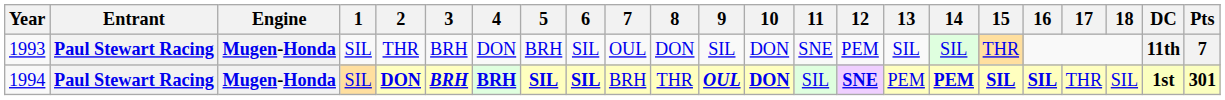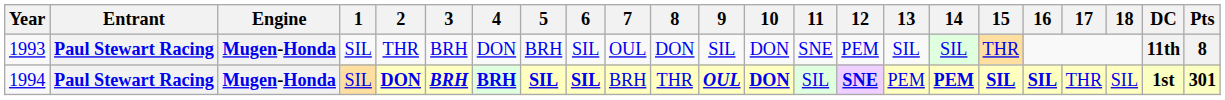(1202, 49) 7 -> (1202, 49) 8
